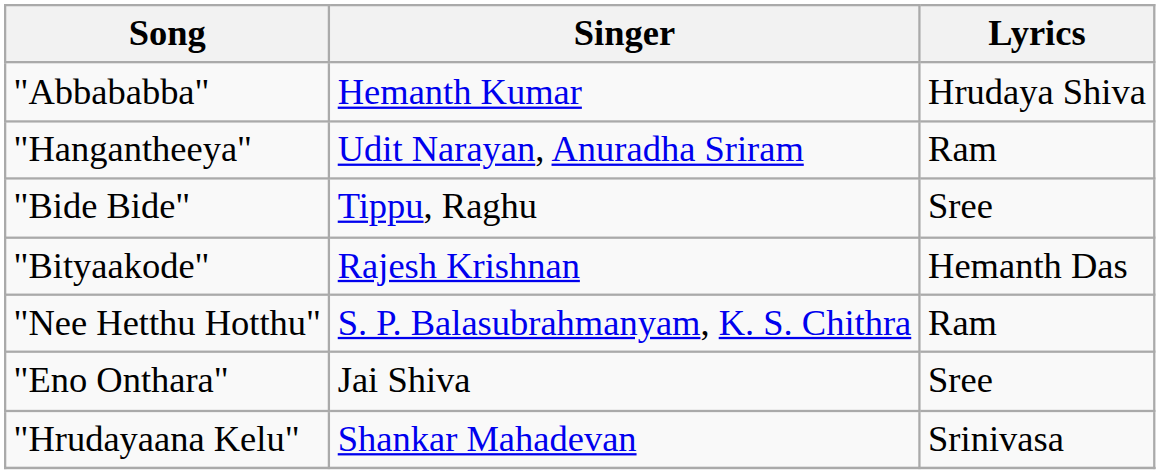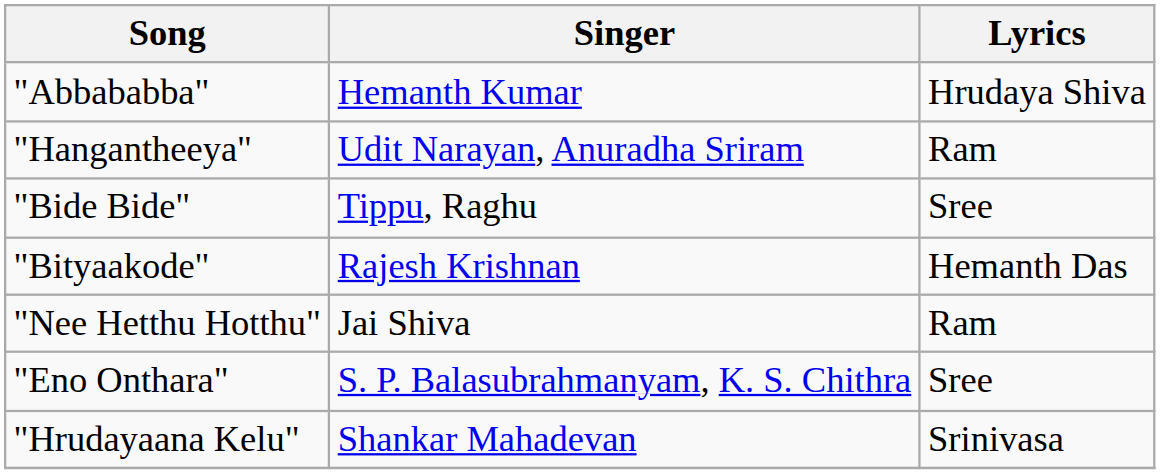(624, 322) S. P. Balasubrahmanyam, K. S. Chithra -> (404, 322) Jai Shiva
(404, 380) Jai Shiva -> (624, 380) S. P. Balasubrahmanyam, K. S. Chithra
